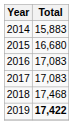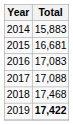(51, 45) 16,680 -> (51, 45) 16,681
(51, 78) 17,083 -> (51, 78) 17,088
